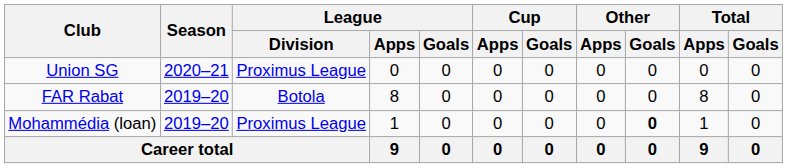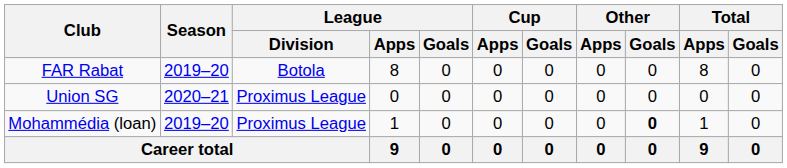rows swapped: (82, 96) <-> (82, 70)
